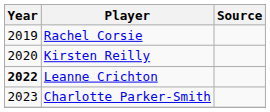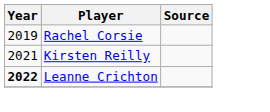(23, 56) 2020 -> (23, 56) 2021
- row: (127, 97)
